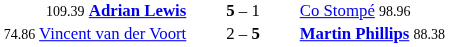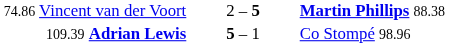rows swapped: (95, 33) <-> (116, 10)
